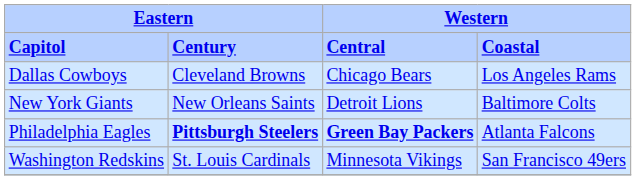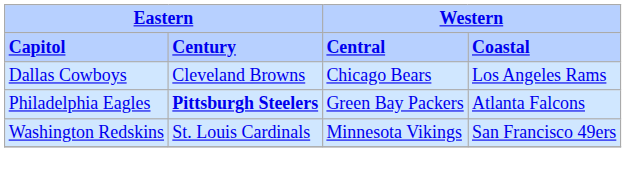- row: (71, 103)
(400, 132) bold -> (395, 103) normal
